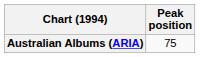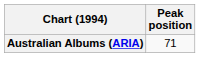(170, 43) 75 -> (170, 43) 71
